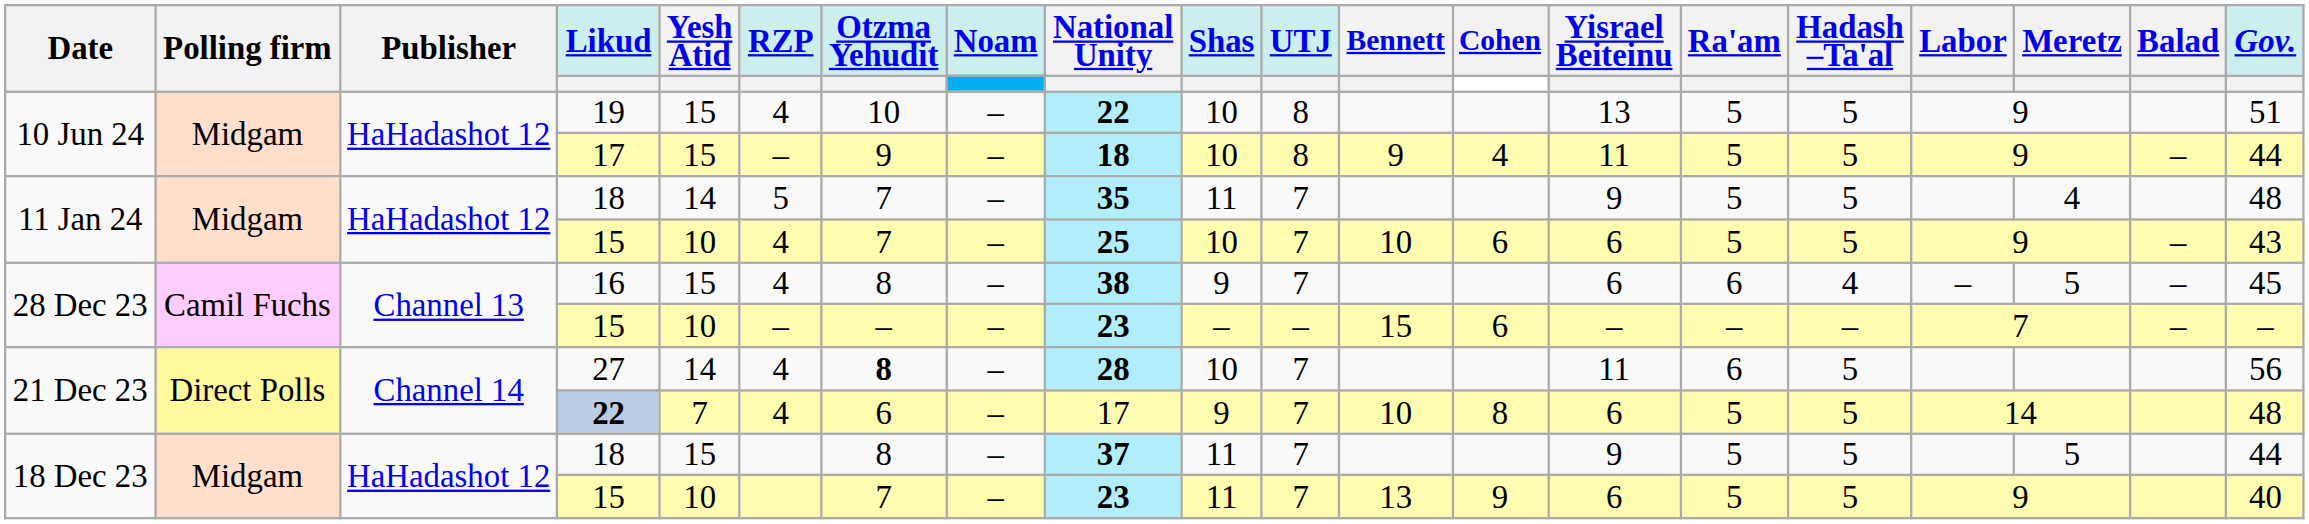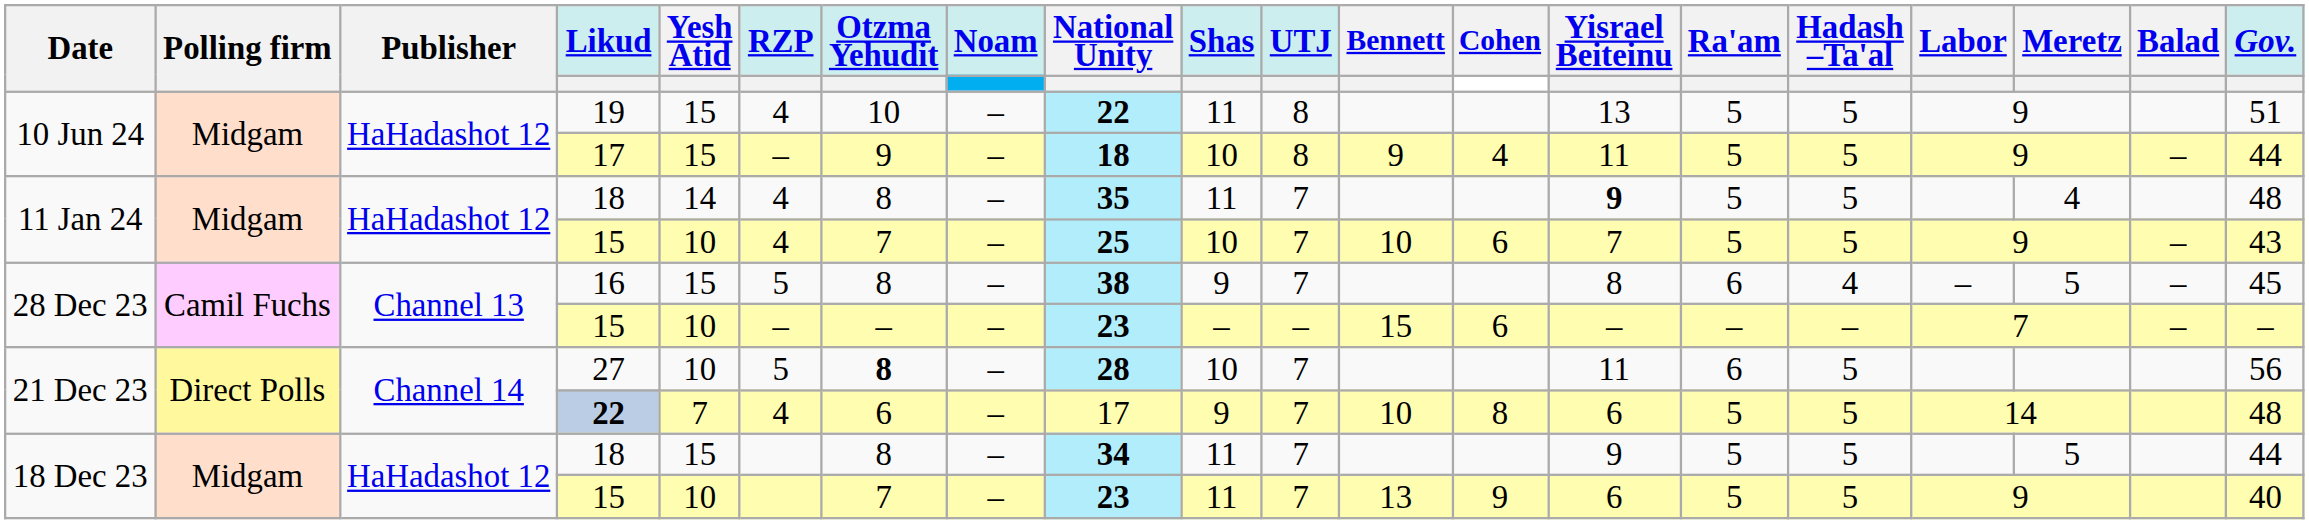(1222, 112) 10 -> (1222, 112) 11
(781, 198) 5 -> (781, 198) 4
(884, 198) 7 -> (884, 198) 8
(1614, 198) normal -> (1614, 198) bold
(1614, 241) 6 -> (1614, 241) 7
(781, 283) 4 -> (781, 283) 5
(1614, 283) 6 -> (1614, 283) 8
(700, 369) 14 -> (700, 369) 10
(781, 369) 4 -> (781, 369) 5
(1113, 454) 37 -> (1113, 454) 34
